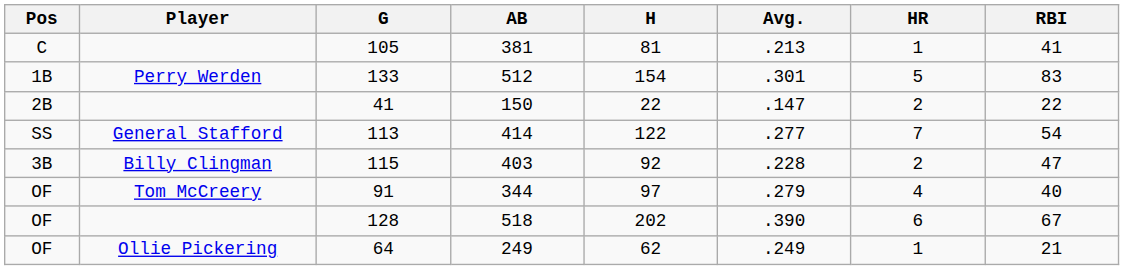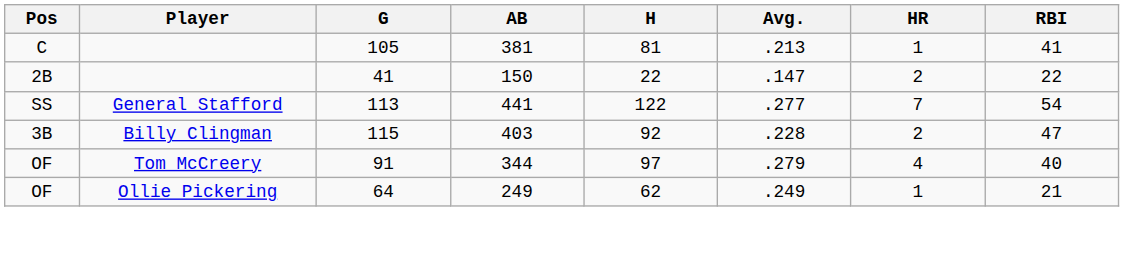- row: (383, 77)
(517, 134) 414 -> (517, 106) 441
- row: (383, 221)
